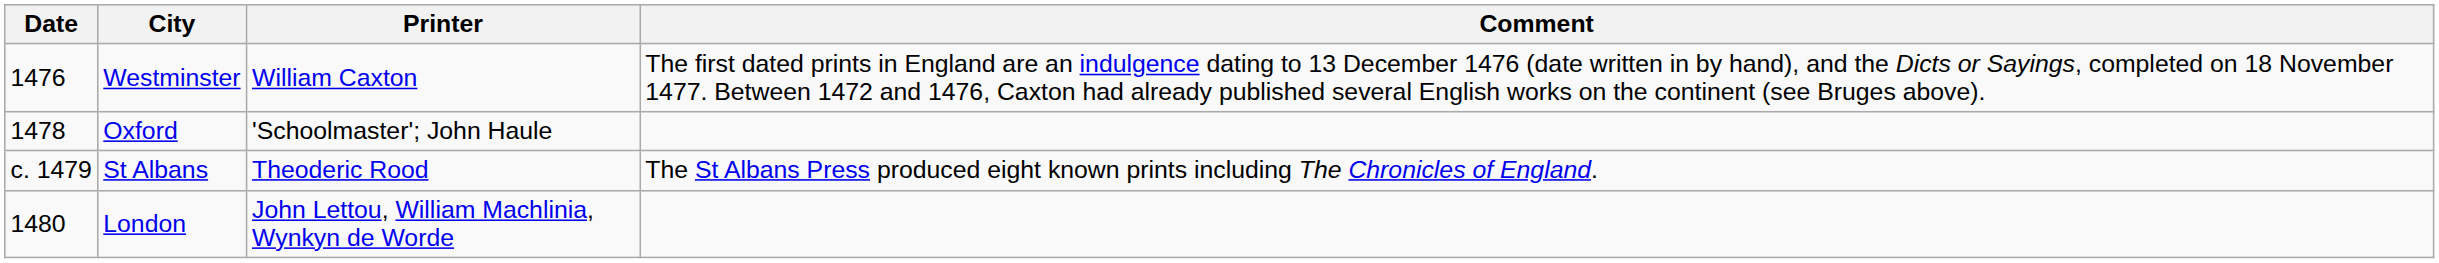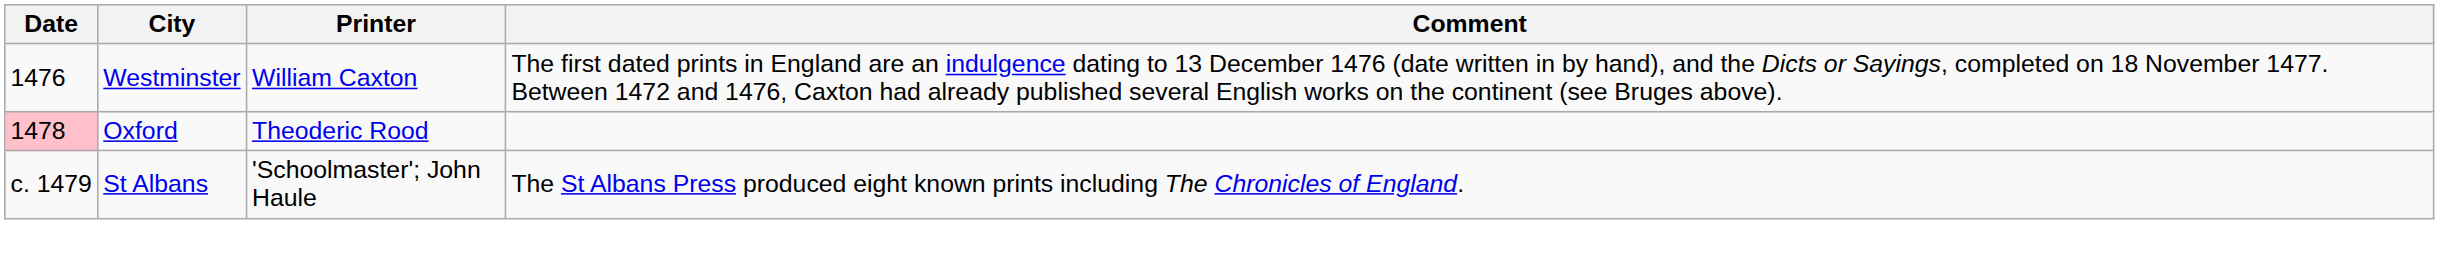(38, 130) no background -> (38, 130) pink background
(402, 130) 'Schoolmaster'; John Haule -> (340, 130) Theoderic Rood
(340, 170) Theoderic Rood -> (366, 184) 'Schoolmaster'; John Haule
- row: (145, 223)
